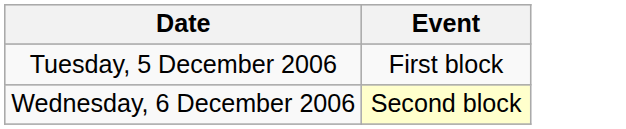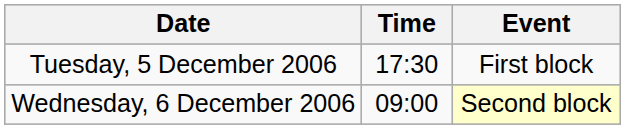+ column: (407, 24)
